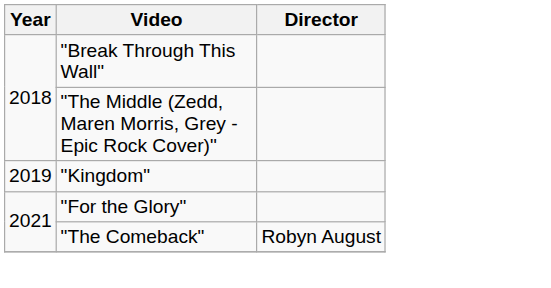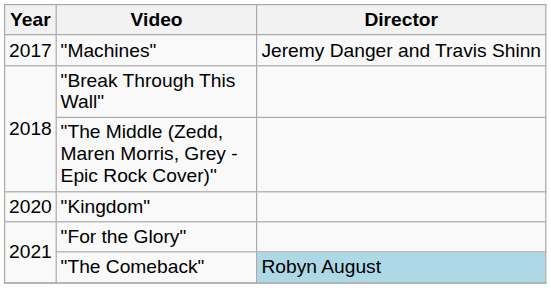+ row: (108, 50)
(30, 175) 2019 -> (30, 206) 2020
(321, 236) no background -> (321, 267) lightblue background
